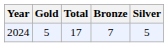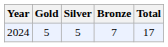columns swapped: (147, 14) <-> (76, 14)
